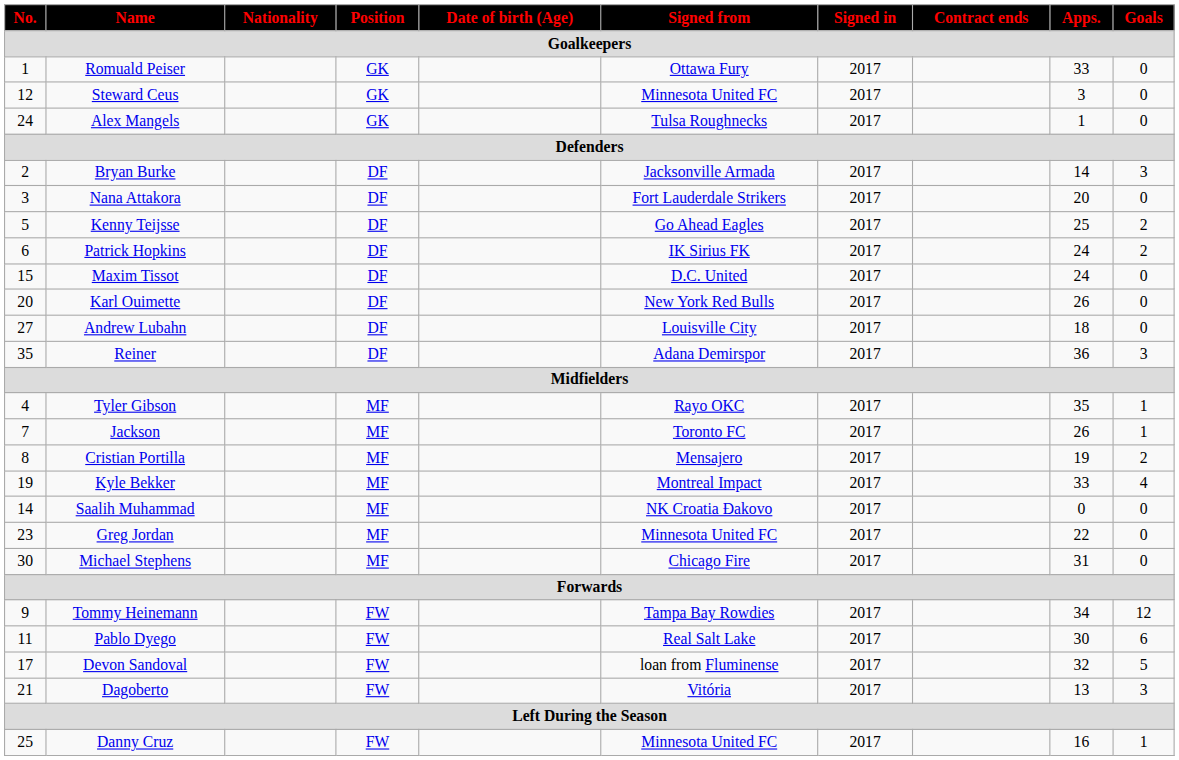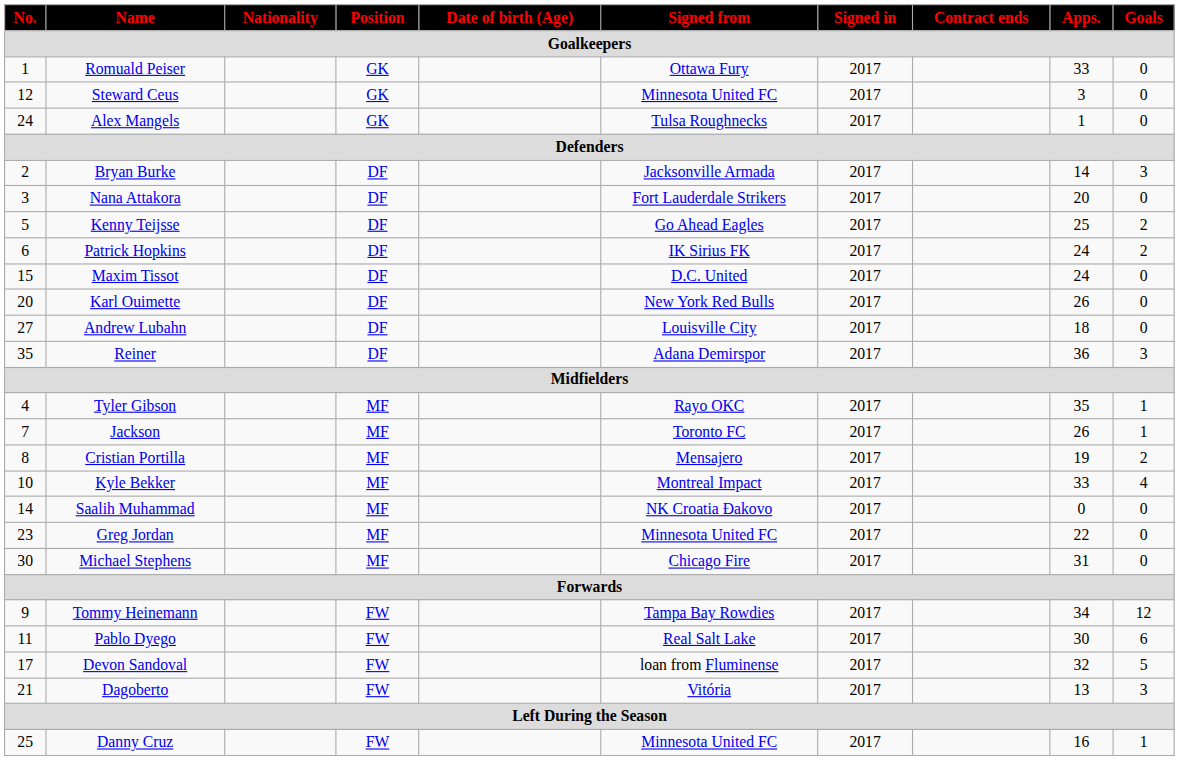(25, 483) 19 -> (25, 483) 10
